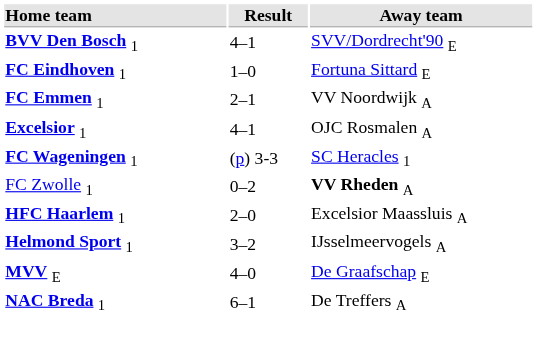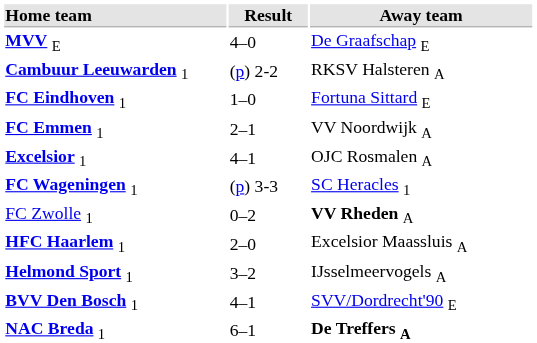rows swapped: (72, 42) <-> (33, 273)
+ row: (97, 71)
(359, 302) normal -> (361, 330) bold
